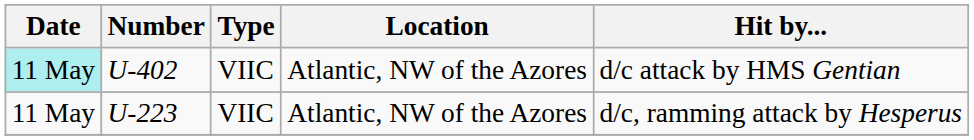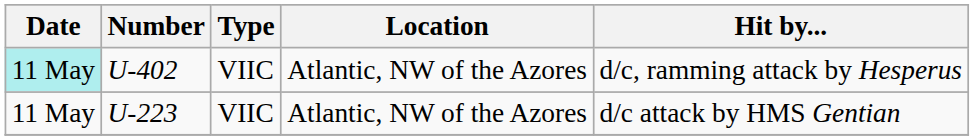(750, 69) d/c attack by HMS Gentian -> (781, 69) d/c, ramming attack by Hesperus
(781, 112) d/c, ramming attack by Hesperus -> (750, 112) d/c attack by HMS Gentian
